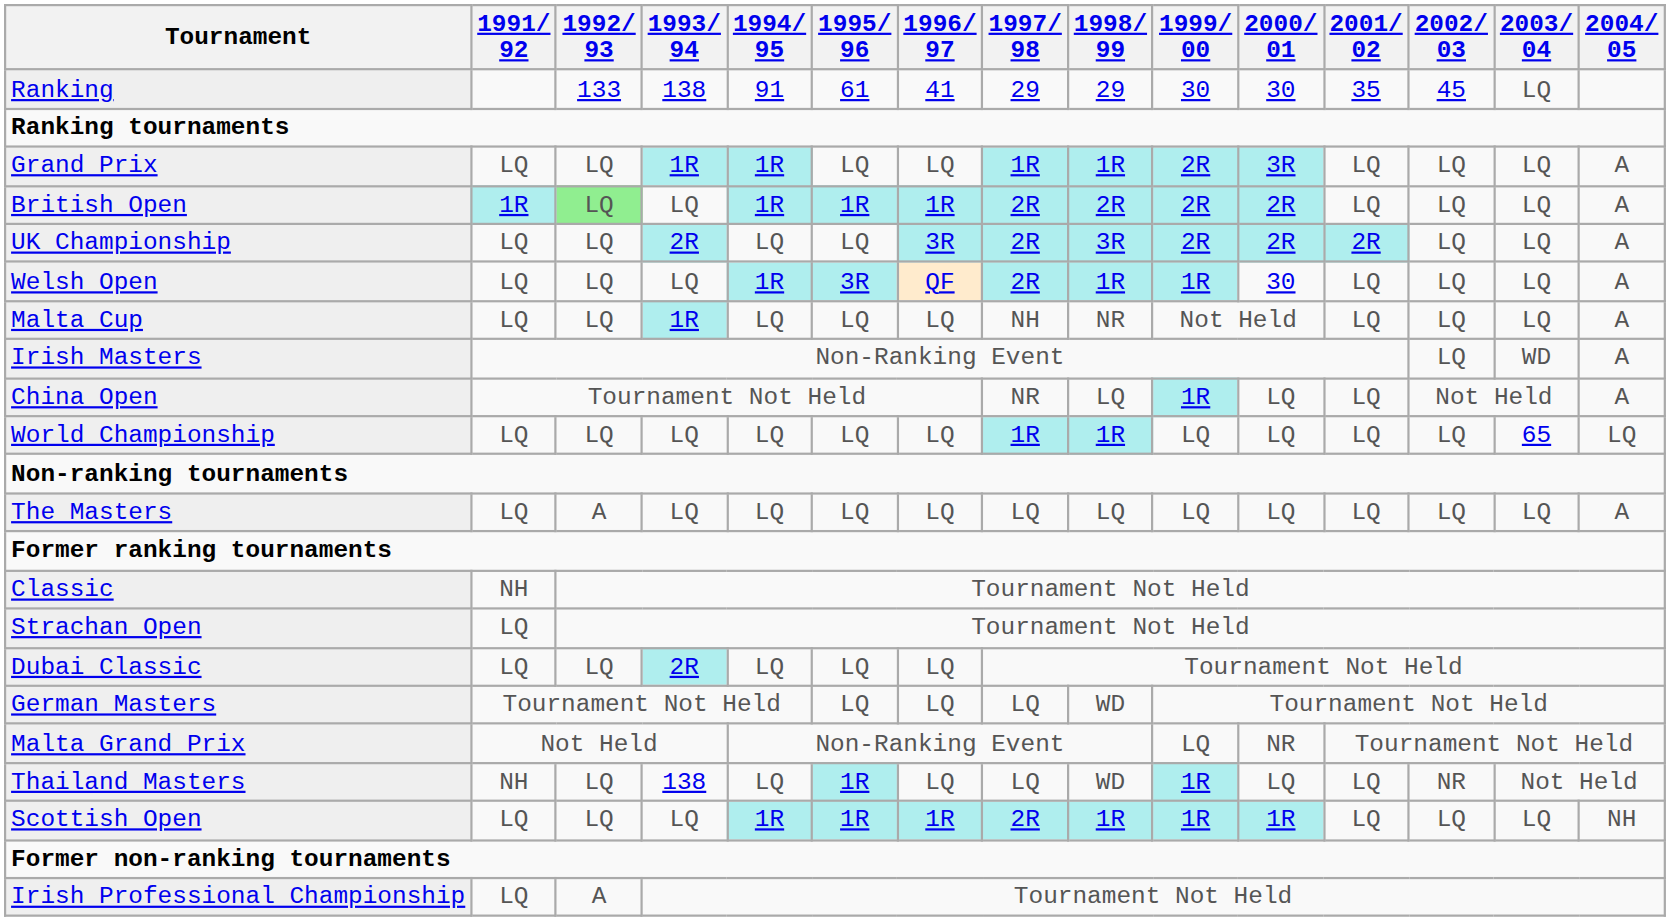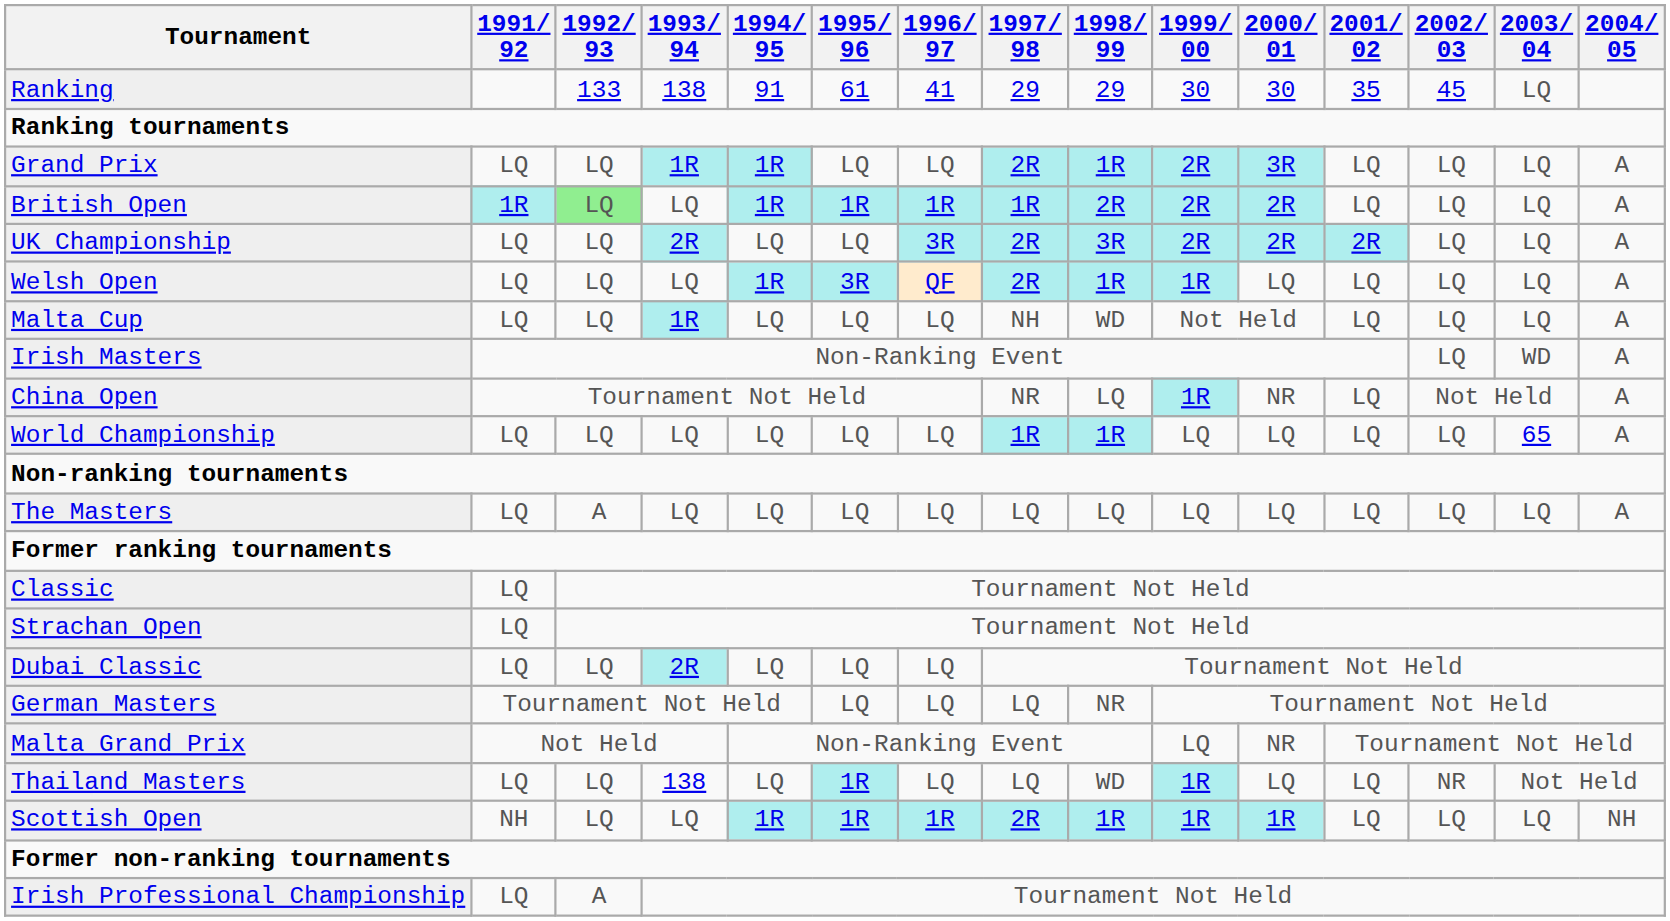(1025, 166) 1R -> (1025, 166) 2R
(1025, 205) 2R -> (1025, 205) 1R
(1281, 282) 30 -> (1281, 282) LQ
(1110, 320) NR -> (1110, 320) WD
(1281, 397) LQ -> (1281, 397) NR
(1622, 436) LQ -> (1622, 436) A
(514, 589) NH -> (514, 589) LQ
(1110, 705) WD -> (1110, 705) NR
(514, 782) NH -> (514, 782) LQ
(514, 820) LQ -> (514, 820) NH
